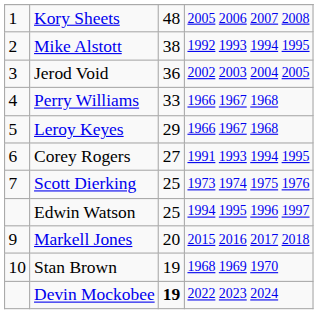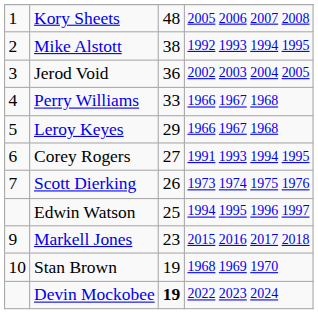(171, 184) 25 -> (171, 184) 26
(171, 239) 20 -> (171, 239) 23
